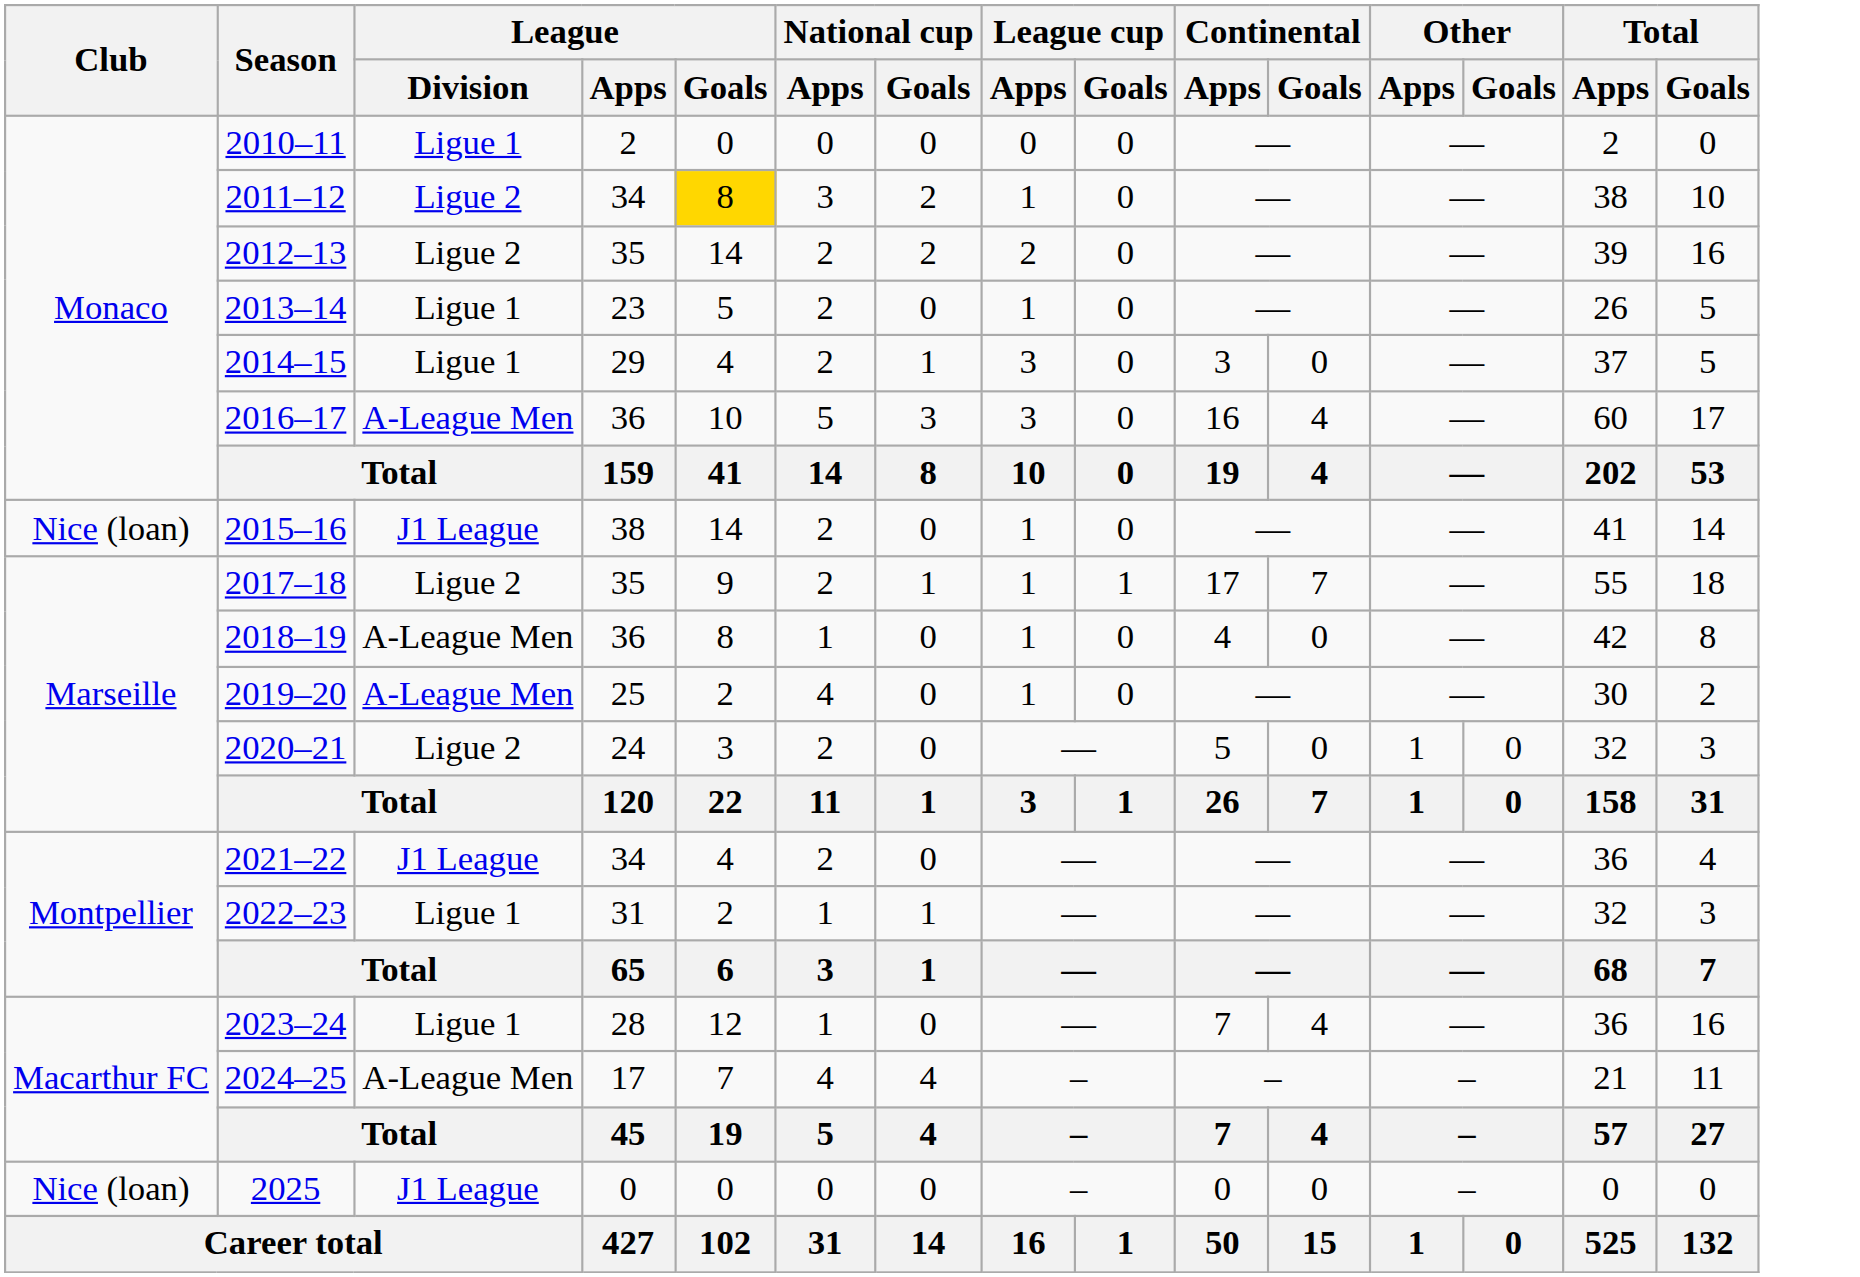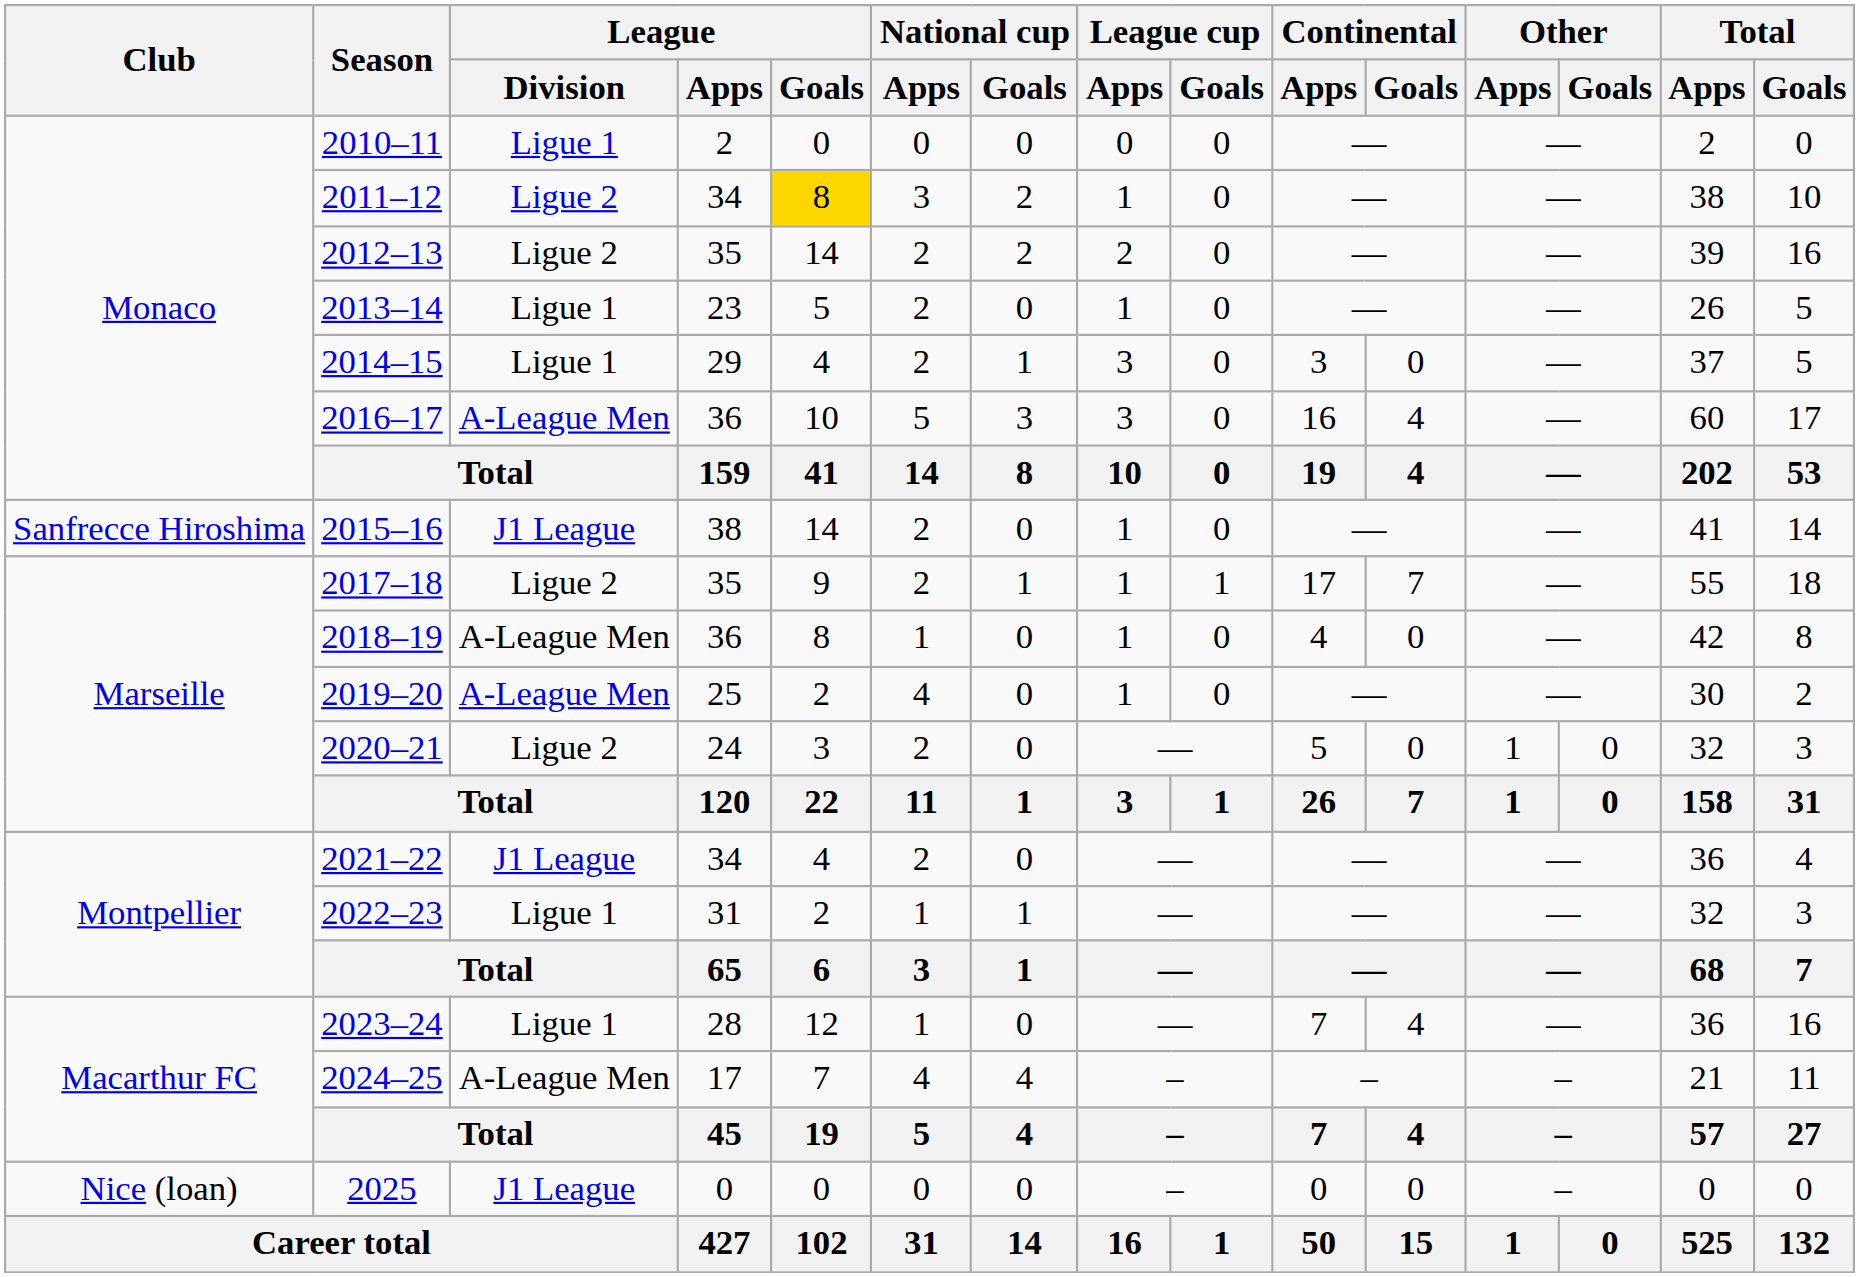(111, 527) Nice (loan) -> (159, 527) Sanfrecce Hiroshima
